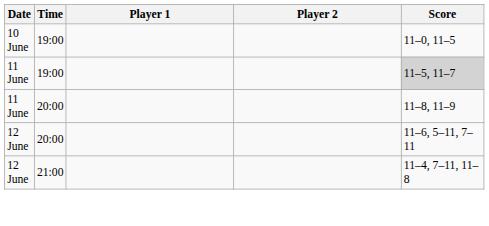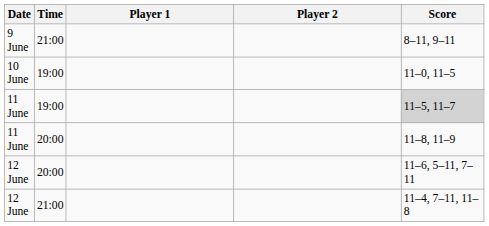+ row: (18, 40)
